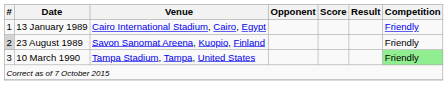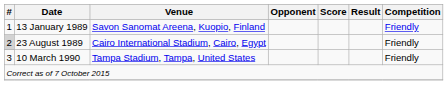(179, 27) Cairo International Stadium, Cairo, Egypt -> (179, 27) Savon Sanomat Areena, Kuopio, Finland
(179, 42) Savon Sanomat Areena, Kuopio, Finland -> (179, 42) Cairo International Stadium, Cairo, Egypt
(402, 58) lightgreen background -> (402, 58) no background
